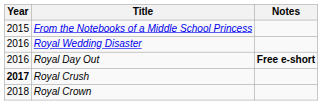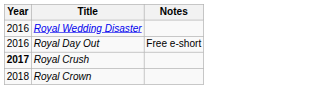- row: (143, 28)
(286, 60) bold -> (174, 44) normal
